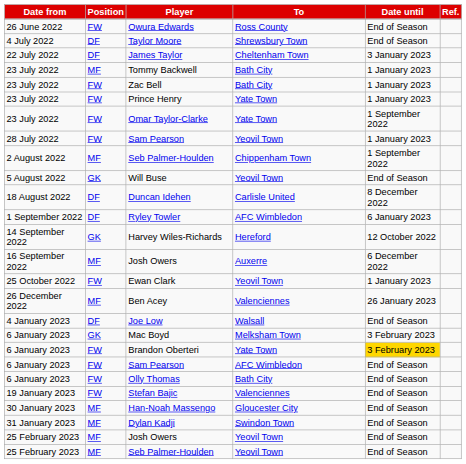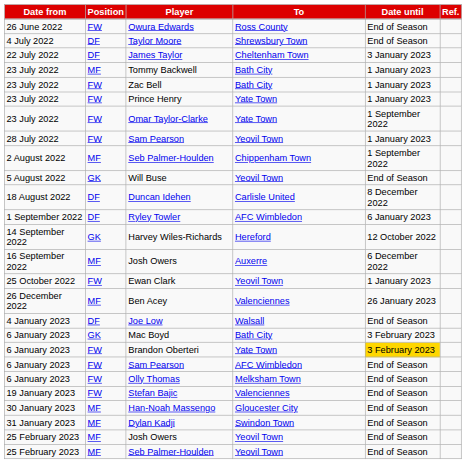(268, 336) Melksham Town -> (254, 336) Bath City
(254, 379) Bath City -> (268, 379) Melksham Town
